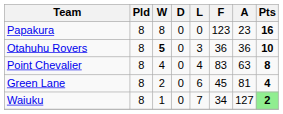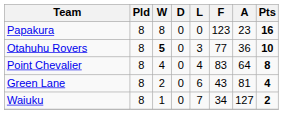(221, 48) 36 -> (221, 48) 77
(244, 65) 63 -> (244, 65) 64
(221, 83) 45 -> (221, 83) 43
(267, 100) lightgreen background -> (267, 100) no background
